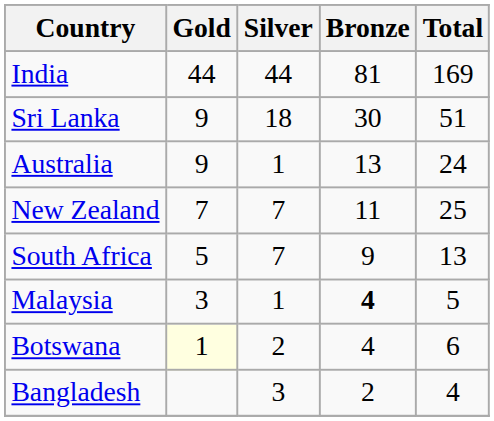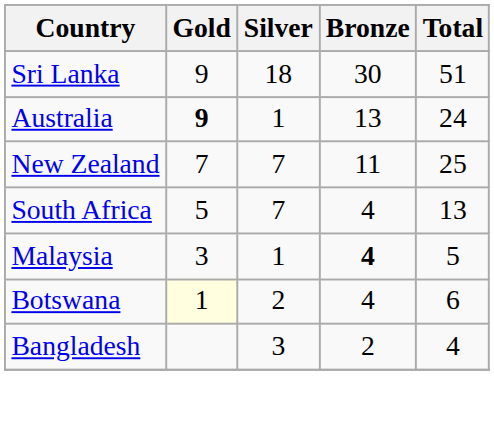- row: (40, 73)
(202, 164) normal -> (202, 118) bold
(368, 255) 9 -> (368, 210) 4
